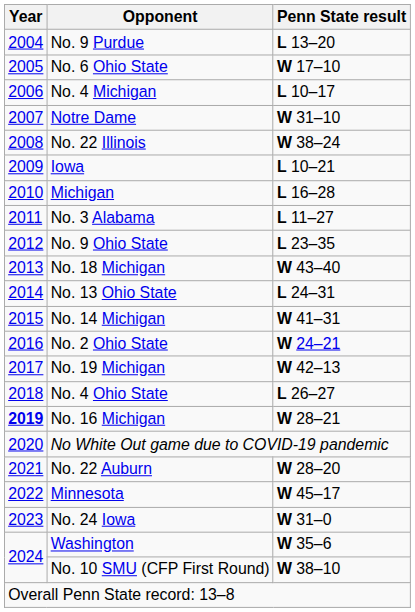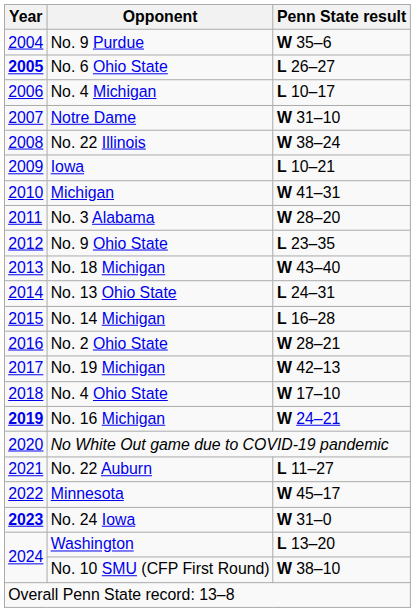(306, 42) L 13–20 -> (304, 42) W 35–6
(26, 67) normal -> (26, 67) bold
(309, 67) W 17–10 -> (306, 67) L 26–27
(306, 192) L 16–28 -> (309, 192) W 41–31
(305, 218) L 11–27 -> (309, 218) W 28–20
(309, 318) W 41–31 -> (306, 318) L 16–28
(309, 343) W 24–21 -> (309, 343) W 28–21
(306, 393) L 26–27 -> (309, 393) W 17–10
(309, 419) W 28–21 -> (309, 419) W 24–21
(309, 469) W 28–20 -> (305, 469) L 11–27
(26, 519) normal -> (26, 519) bold
(304, 544) W 35–6 -> (306, 544) L 13–20
